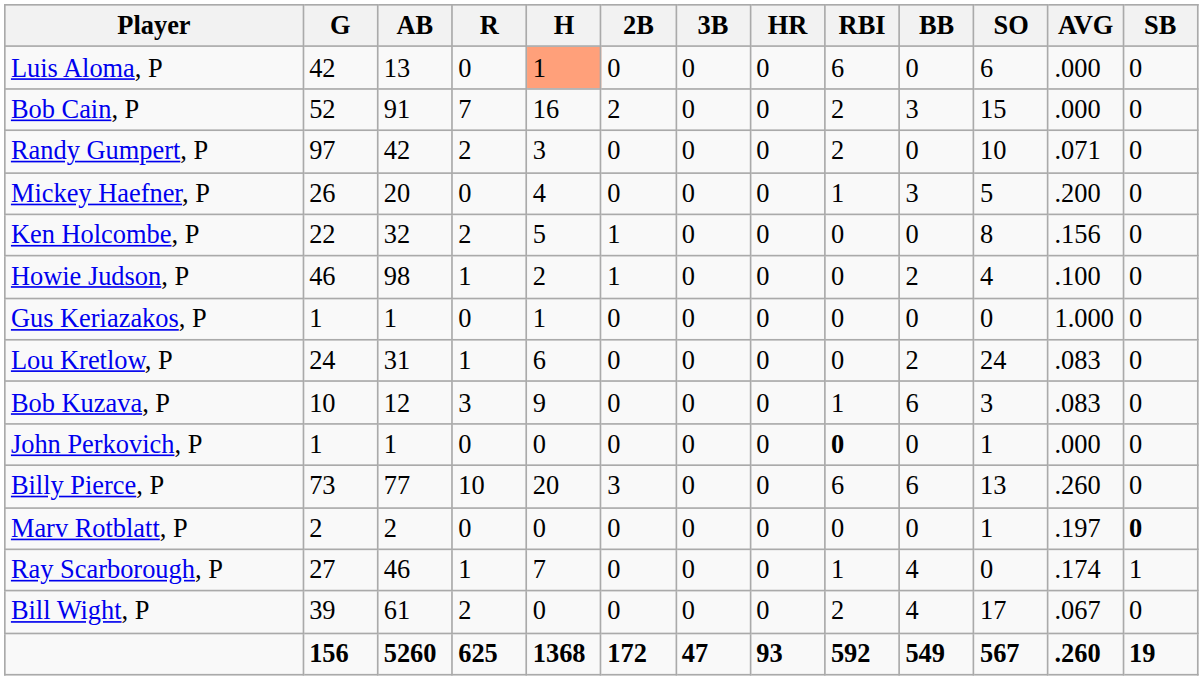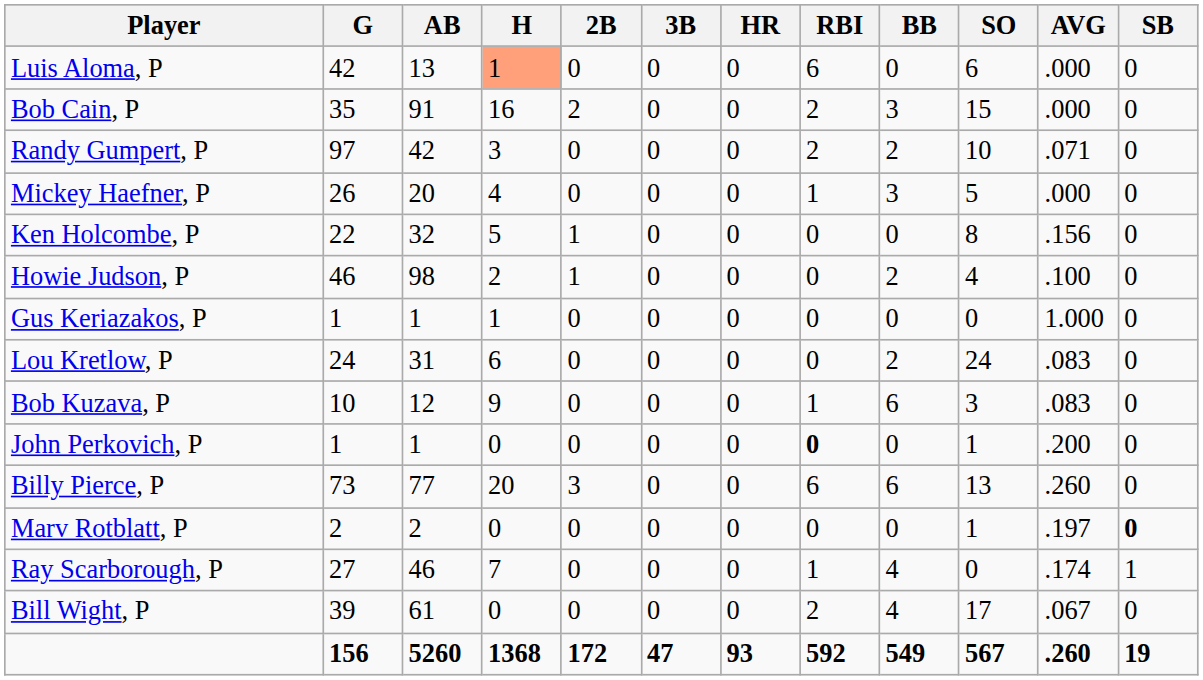- column: (489, 25)
(322, 109) 52 -> (342, 109) 35
(912, 151) 0 -> (892, 151) 2
(1078, 192) .200 -> (1068, 192) .000
(1078, 444) .000 -> (1068, 444) .200
